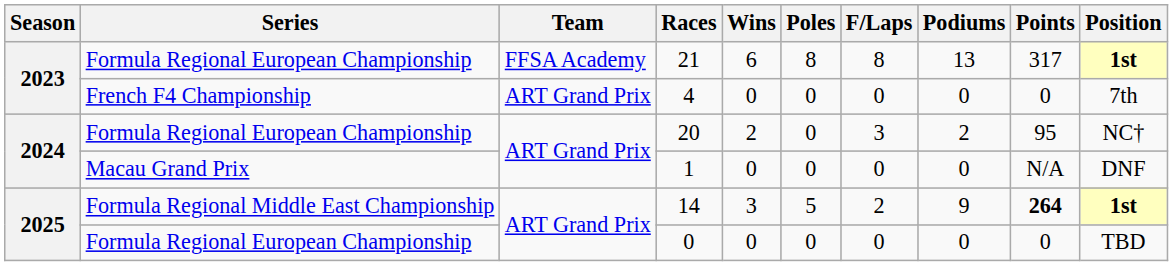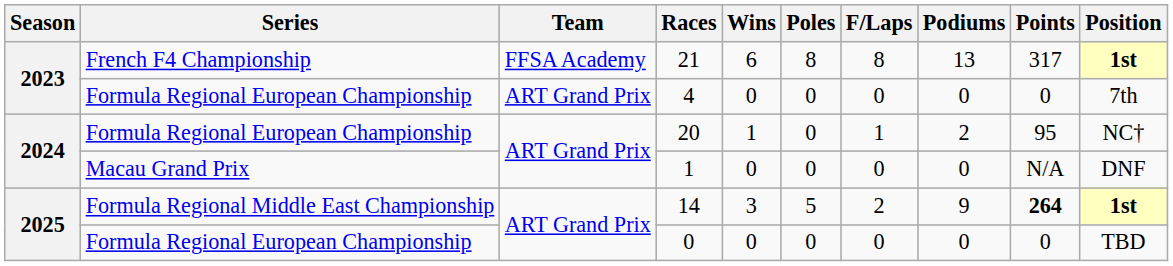(279, 59) Formula Regional European Championship -> (198, 59) French F4 Championship
(198, 96) French F4 Championship -> (279, 96) Formula Regional European Championship
(751, 132) 2 -> (751, 132) 1
(879, 132) 3 -> (879, 132) 1
